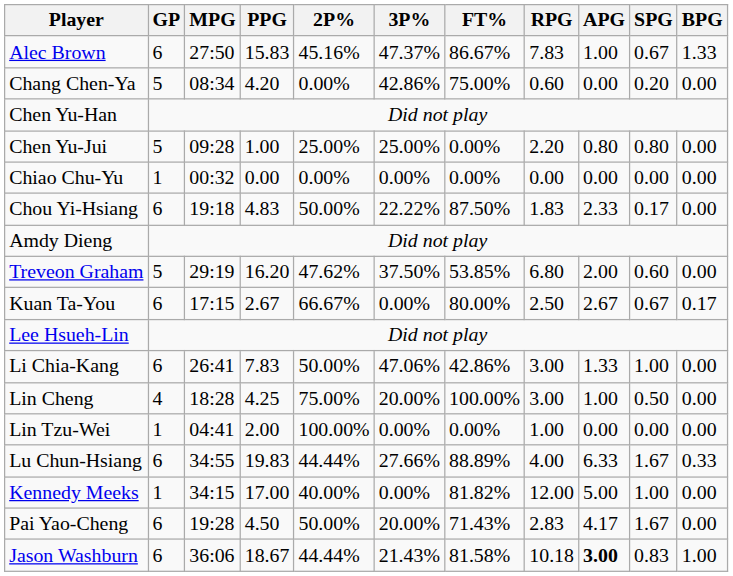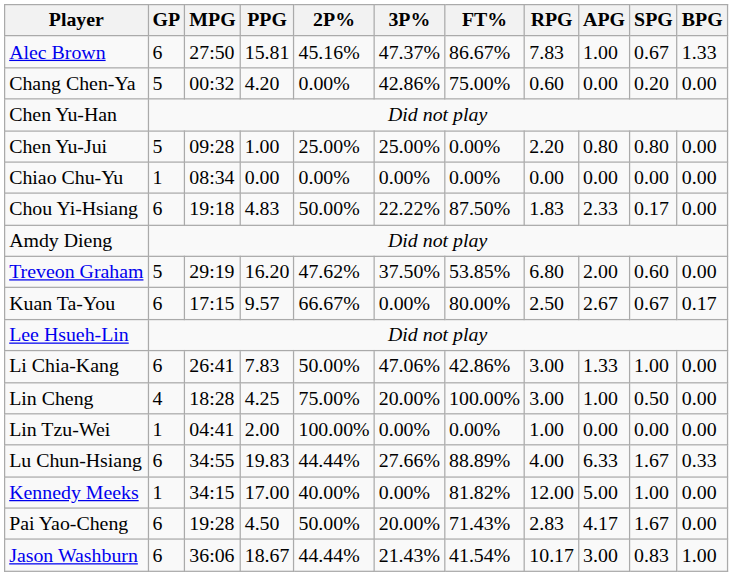(267, 51) 15.83 -> (267, 51) 15.81
(212, 83) 08:34 -> (212, 83) 00:32
(212, 177) 00:32 -> (212, 177) 08:34
(262, 303) 2.67 -> (262, 303) 9.57
(480, 555) 81.58% -> (480, 555) 41.54%
(552, 555) 10.18 -> (552, 555) 10.17
(600, 555) bold -> (600, 555) normal
